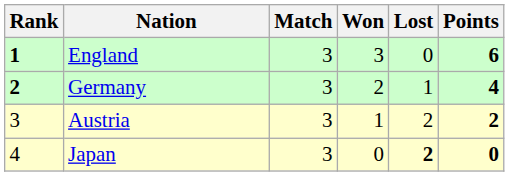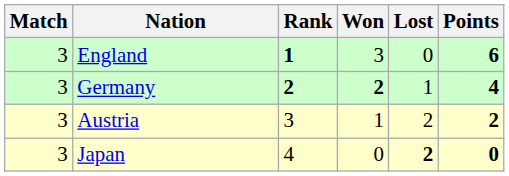columns swapped: (34, 21) <-> (303, 21)
(379, 87) normal -> (379, 87) bold
